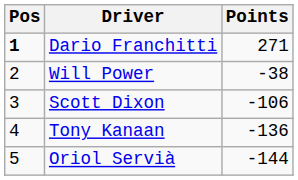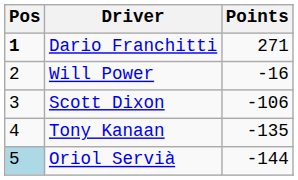(273, 76) -38 -> (273, 76) -16
(268, 132) -136 -> (268, 132) -135
(14, 161) no background -> (14, 161) lightblue background
